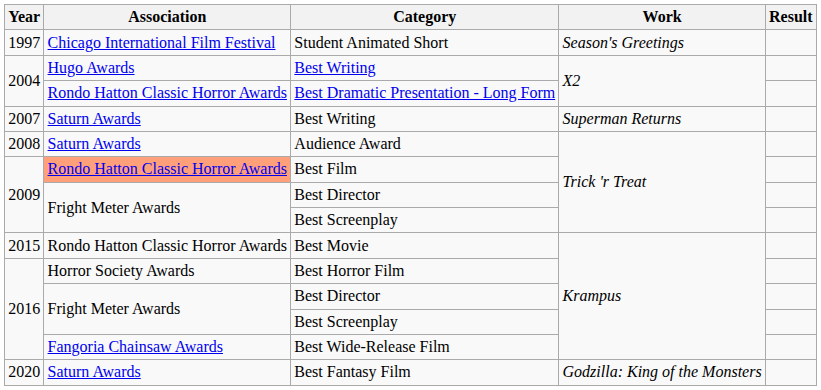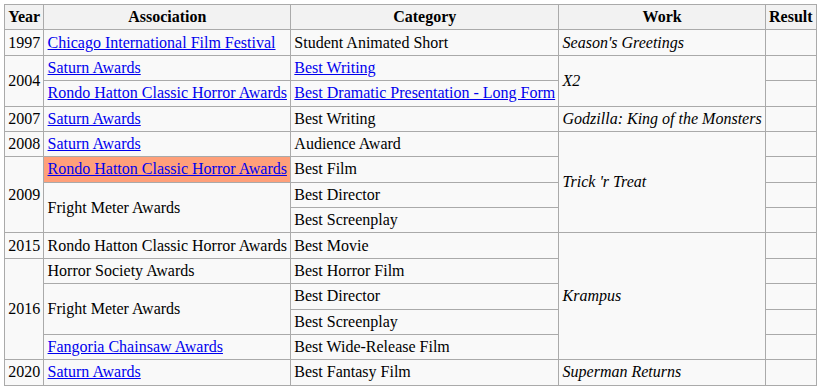(91, 67) Hugo Awards -> (94, 67) Saturn Awards
(622, 118) Superman Returns -> (662, 118) Godzilla: King of the Monsters
(662, 372) Godzilla: King of the Monsters -> (622, 372) Superman Returns
